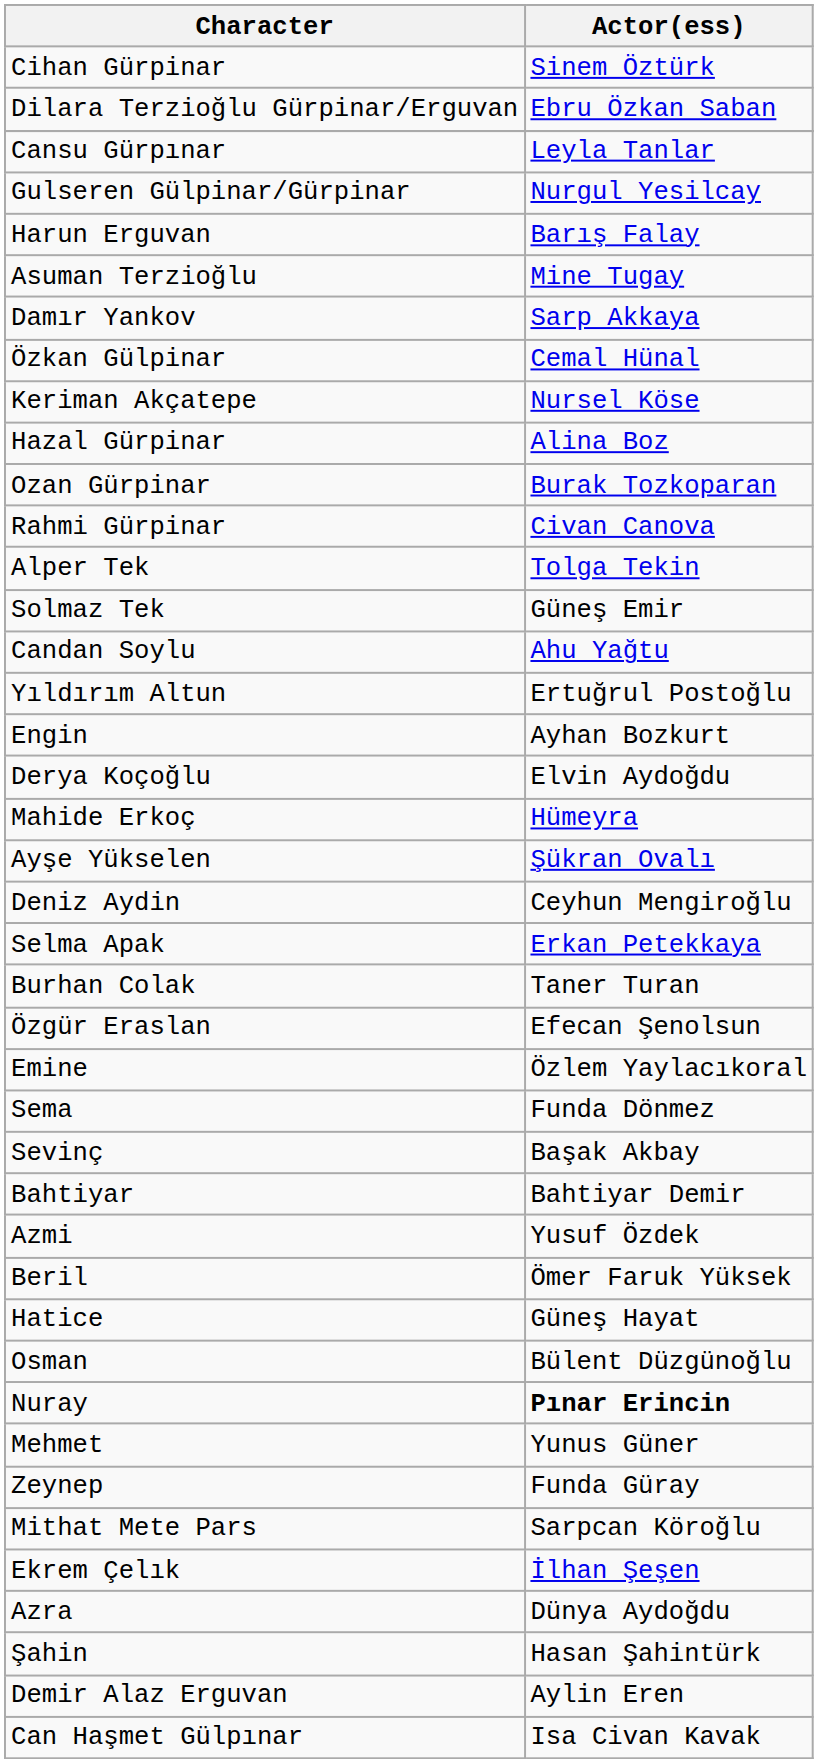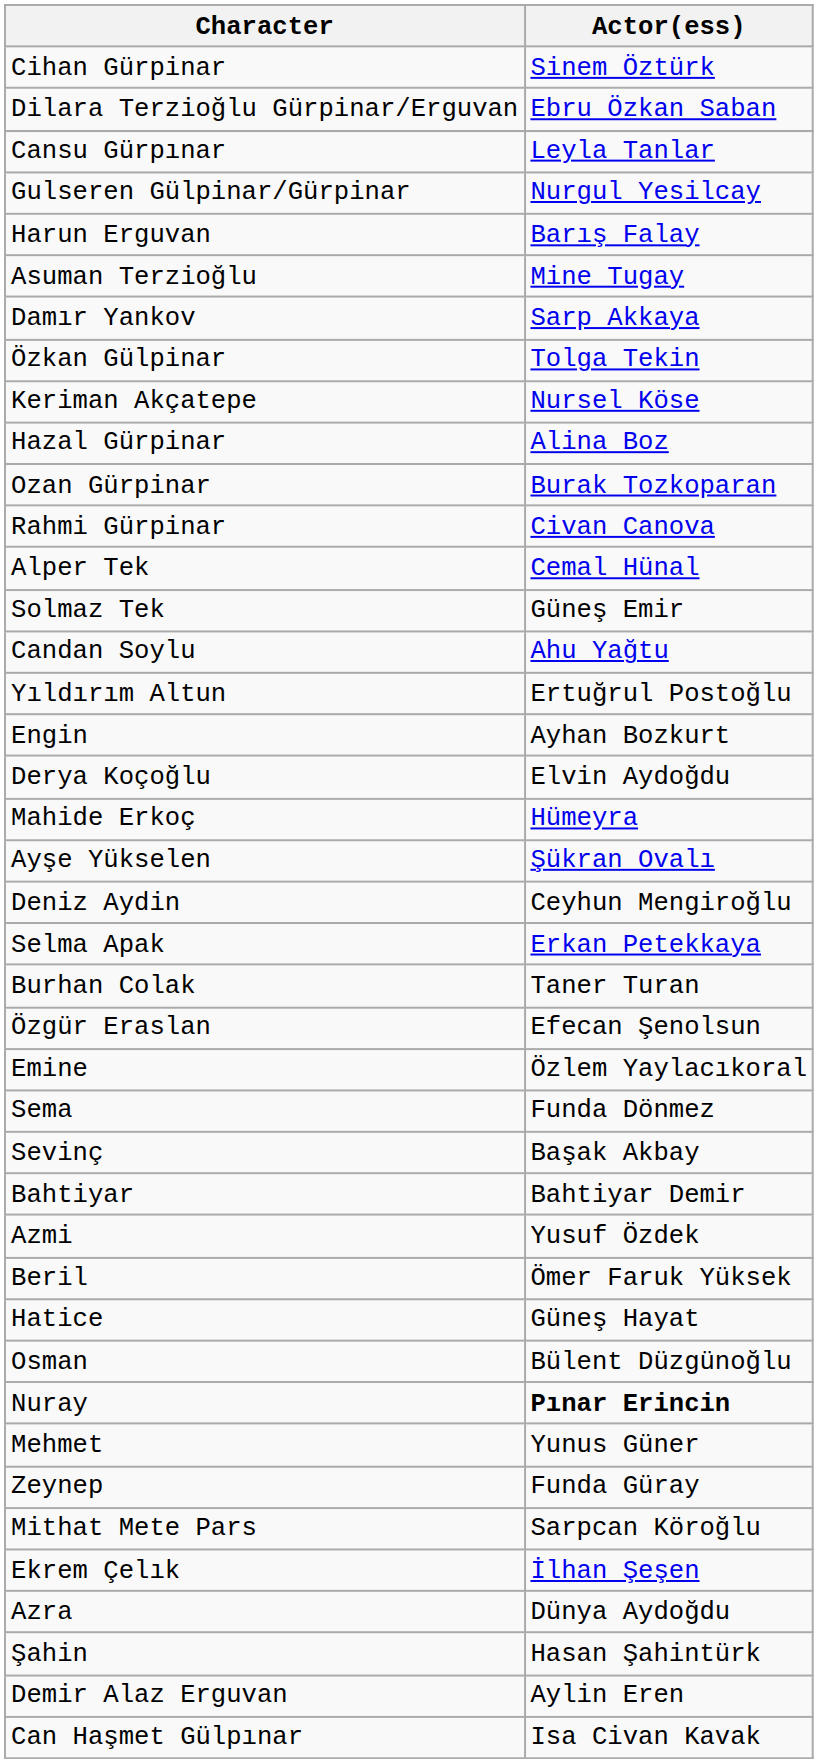(615, 360) Cemal Hünal -> (615, 360) Tolga Tekin
(615, 568) Tolga Tekin -> (615, 568) Cemal Hünal
